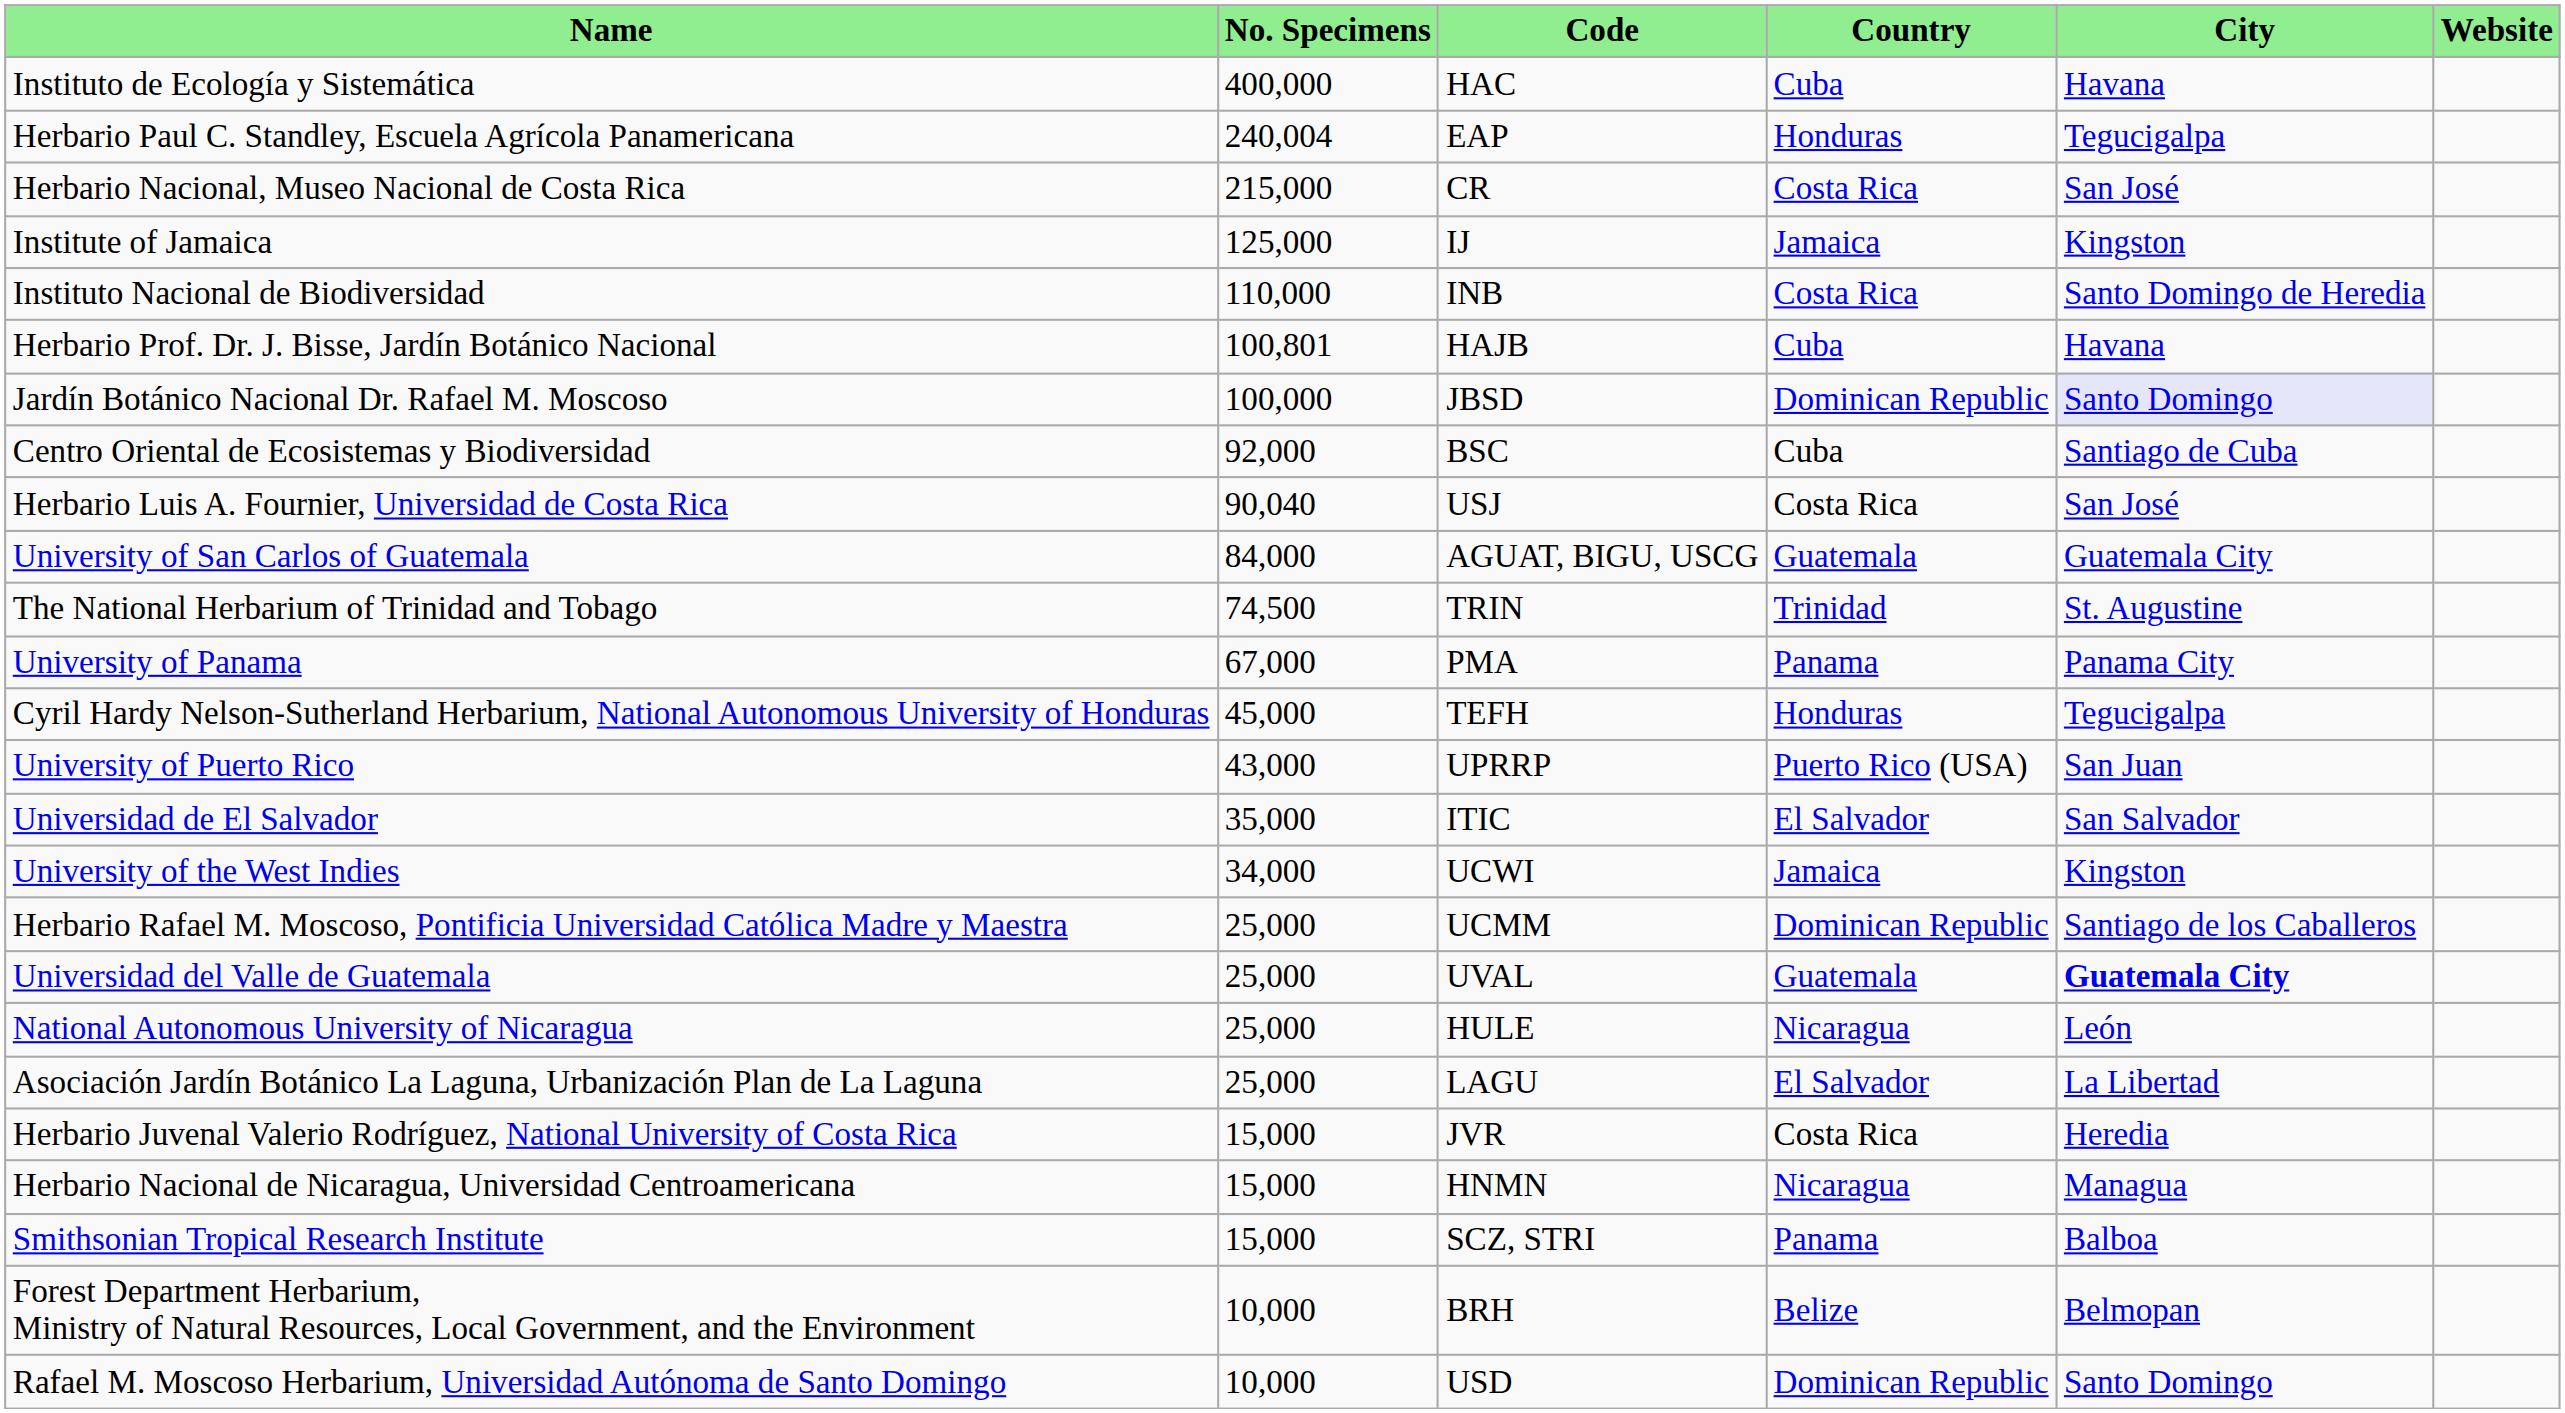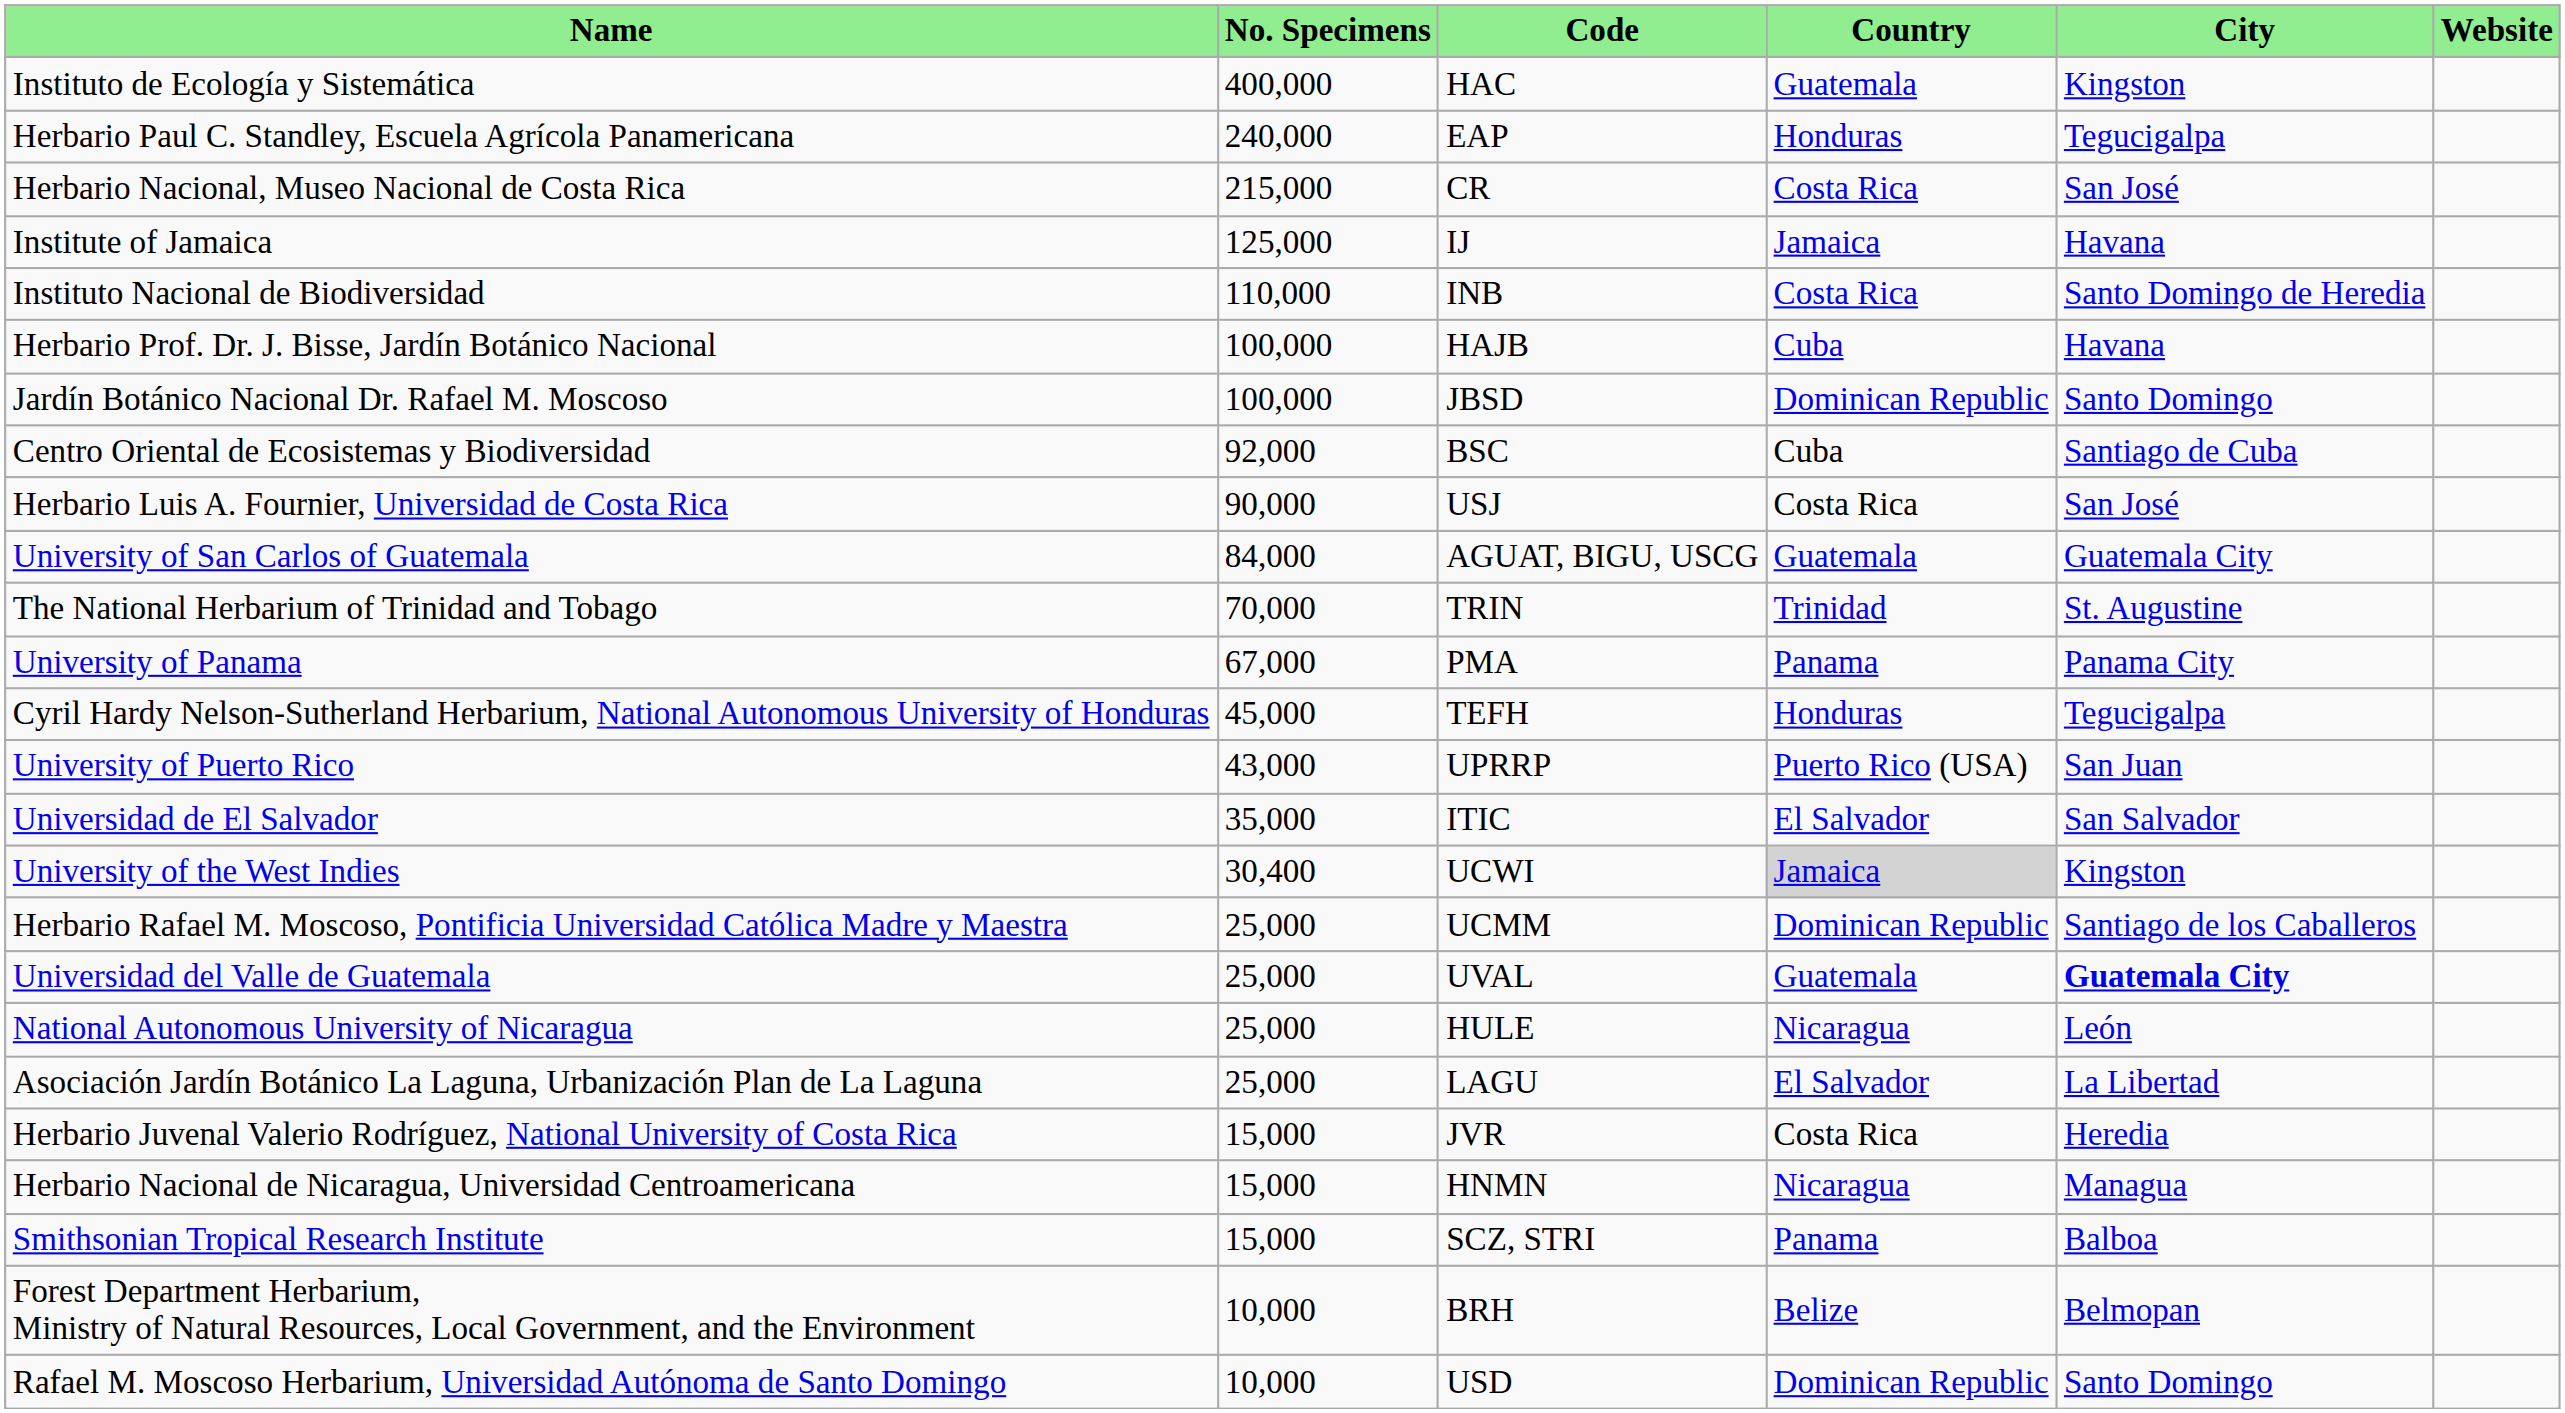(1809, 83) Cuba -> (1845, 83) Guatemala
(2114, 83) Havana -> (2125, 83) Kingston
(1279, 135) 240,004 -> (1279, 135) 240,000
(2125, 240) Kingston -> (2114, 240) Havana
(1279, 346) 100,801 -> (1279, 346) 100,000
(2168, 398) lavender background -> (2168, 398) no background
(1270, 503) 90,040 -> (1270, 503) 90,000
(1270, 608) 74,500 -> (1270, 608) 70,000
(1270, 871) 34,000 -> (1270, 871) 30,400
(1827, 871) no background -> (1827, 871) lightgrey background
